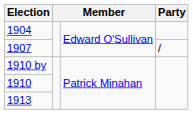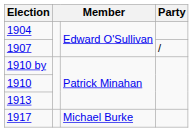+ row: (19, 118)
